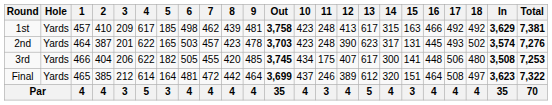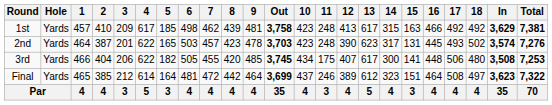(391, 76) 320 -> (391, 76) 323
